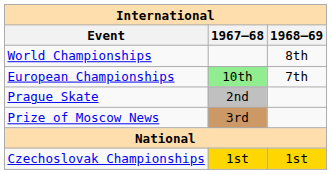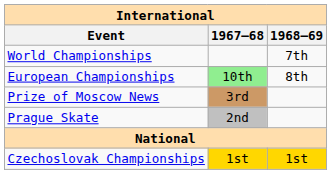(297, 56) 8th -> (297, 56) 7th
(297, 76) 7th -> (297, 76) 8th
rows swapped: (53, 97) <-> (83, 118)
